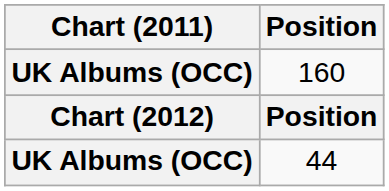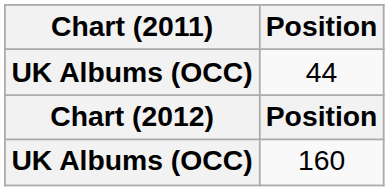rows swapped: (322, 161) <-> (322, 71)
